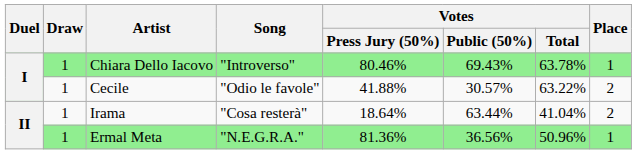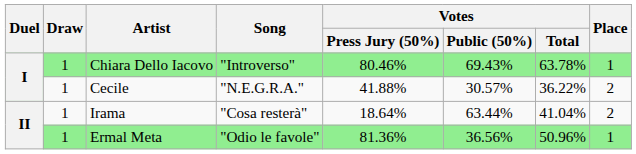(270, 88) "Odio le favole" -> (262, 88) "N.E.G.R.A."
(563, 88) 63.22% -> (563, 88) 36.22%
(262, 137) "N.E.G.R.A." -> (270, 137) "Odio le favole"
